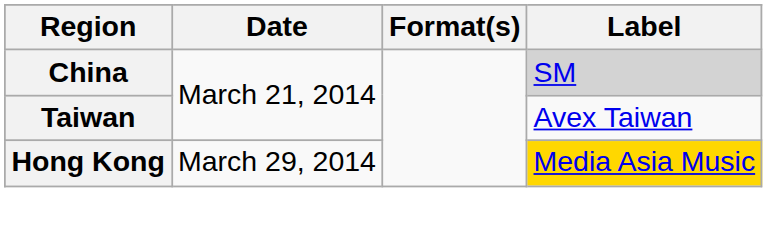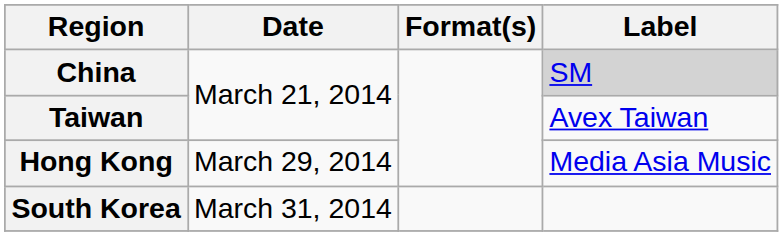(644, 162) gold background -> (660, 162) no background
+ row: (96, 207)
